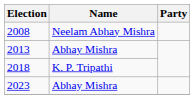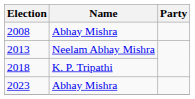(103, 31) Neelam Abhay Mishra -> (85, 31) Abhay Mishra
(85, 49) Abhay Mishra -> (103, 49) Neelam Abhay Mishra
